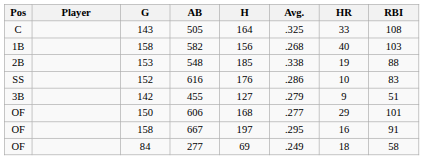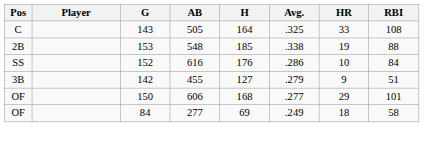- row: (195, 46)
(394, 79) 83 -> (394, 63) 84
- row: (195, 130)
